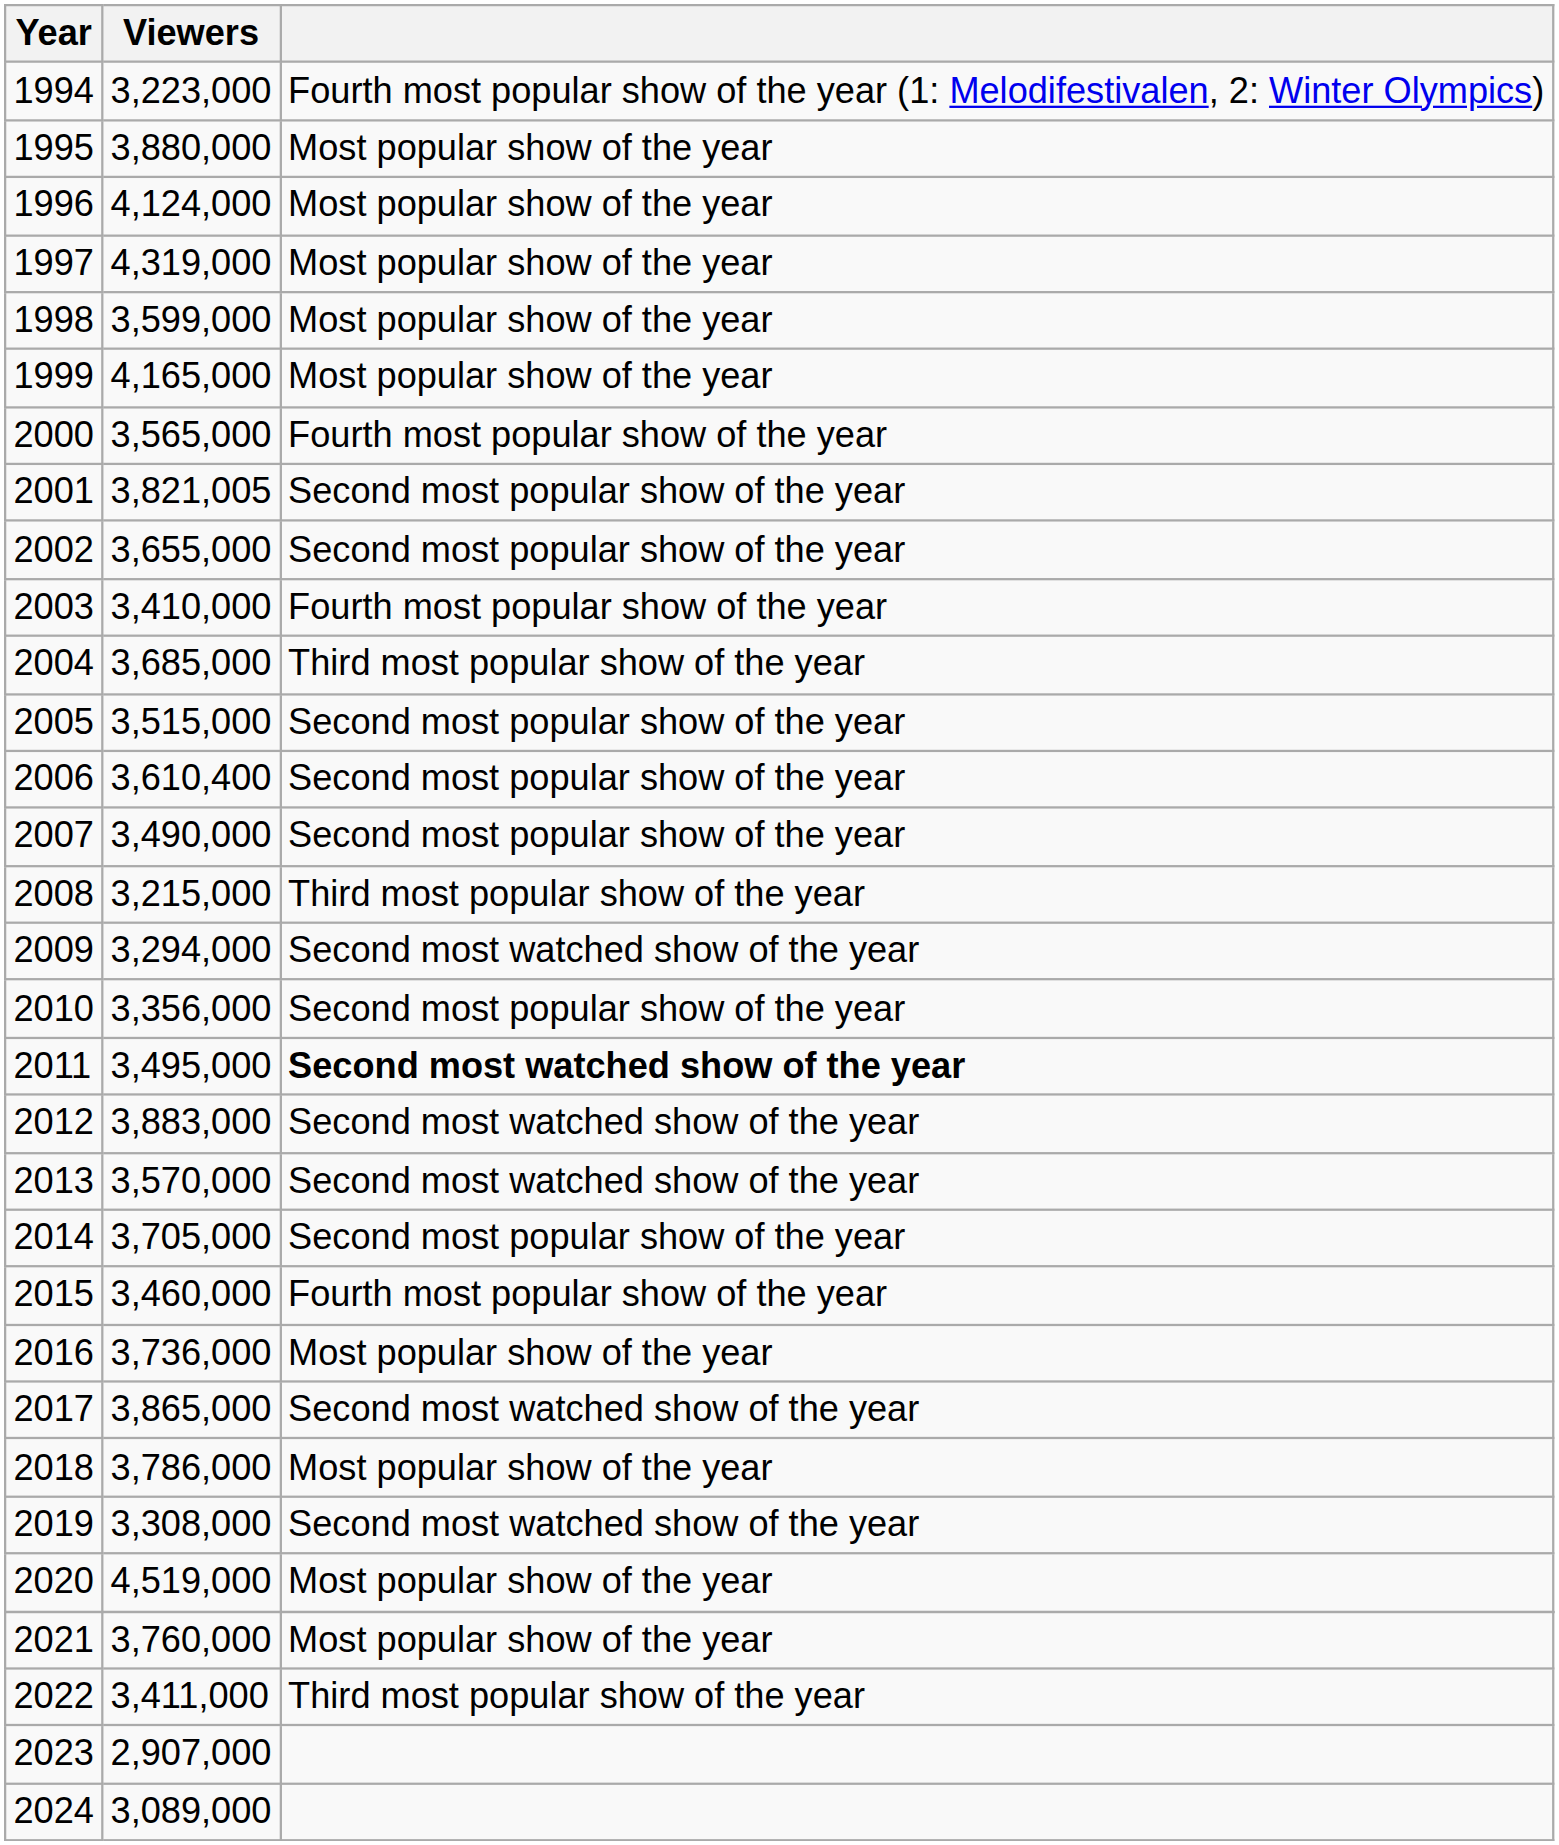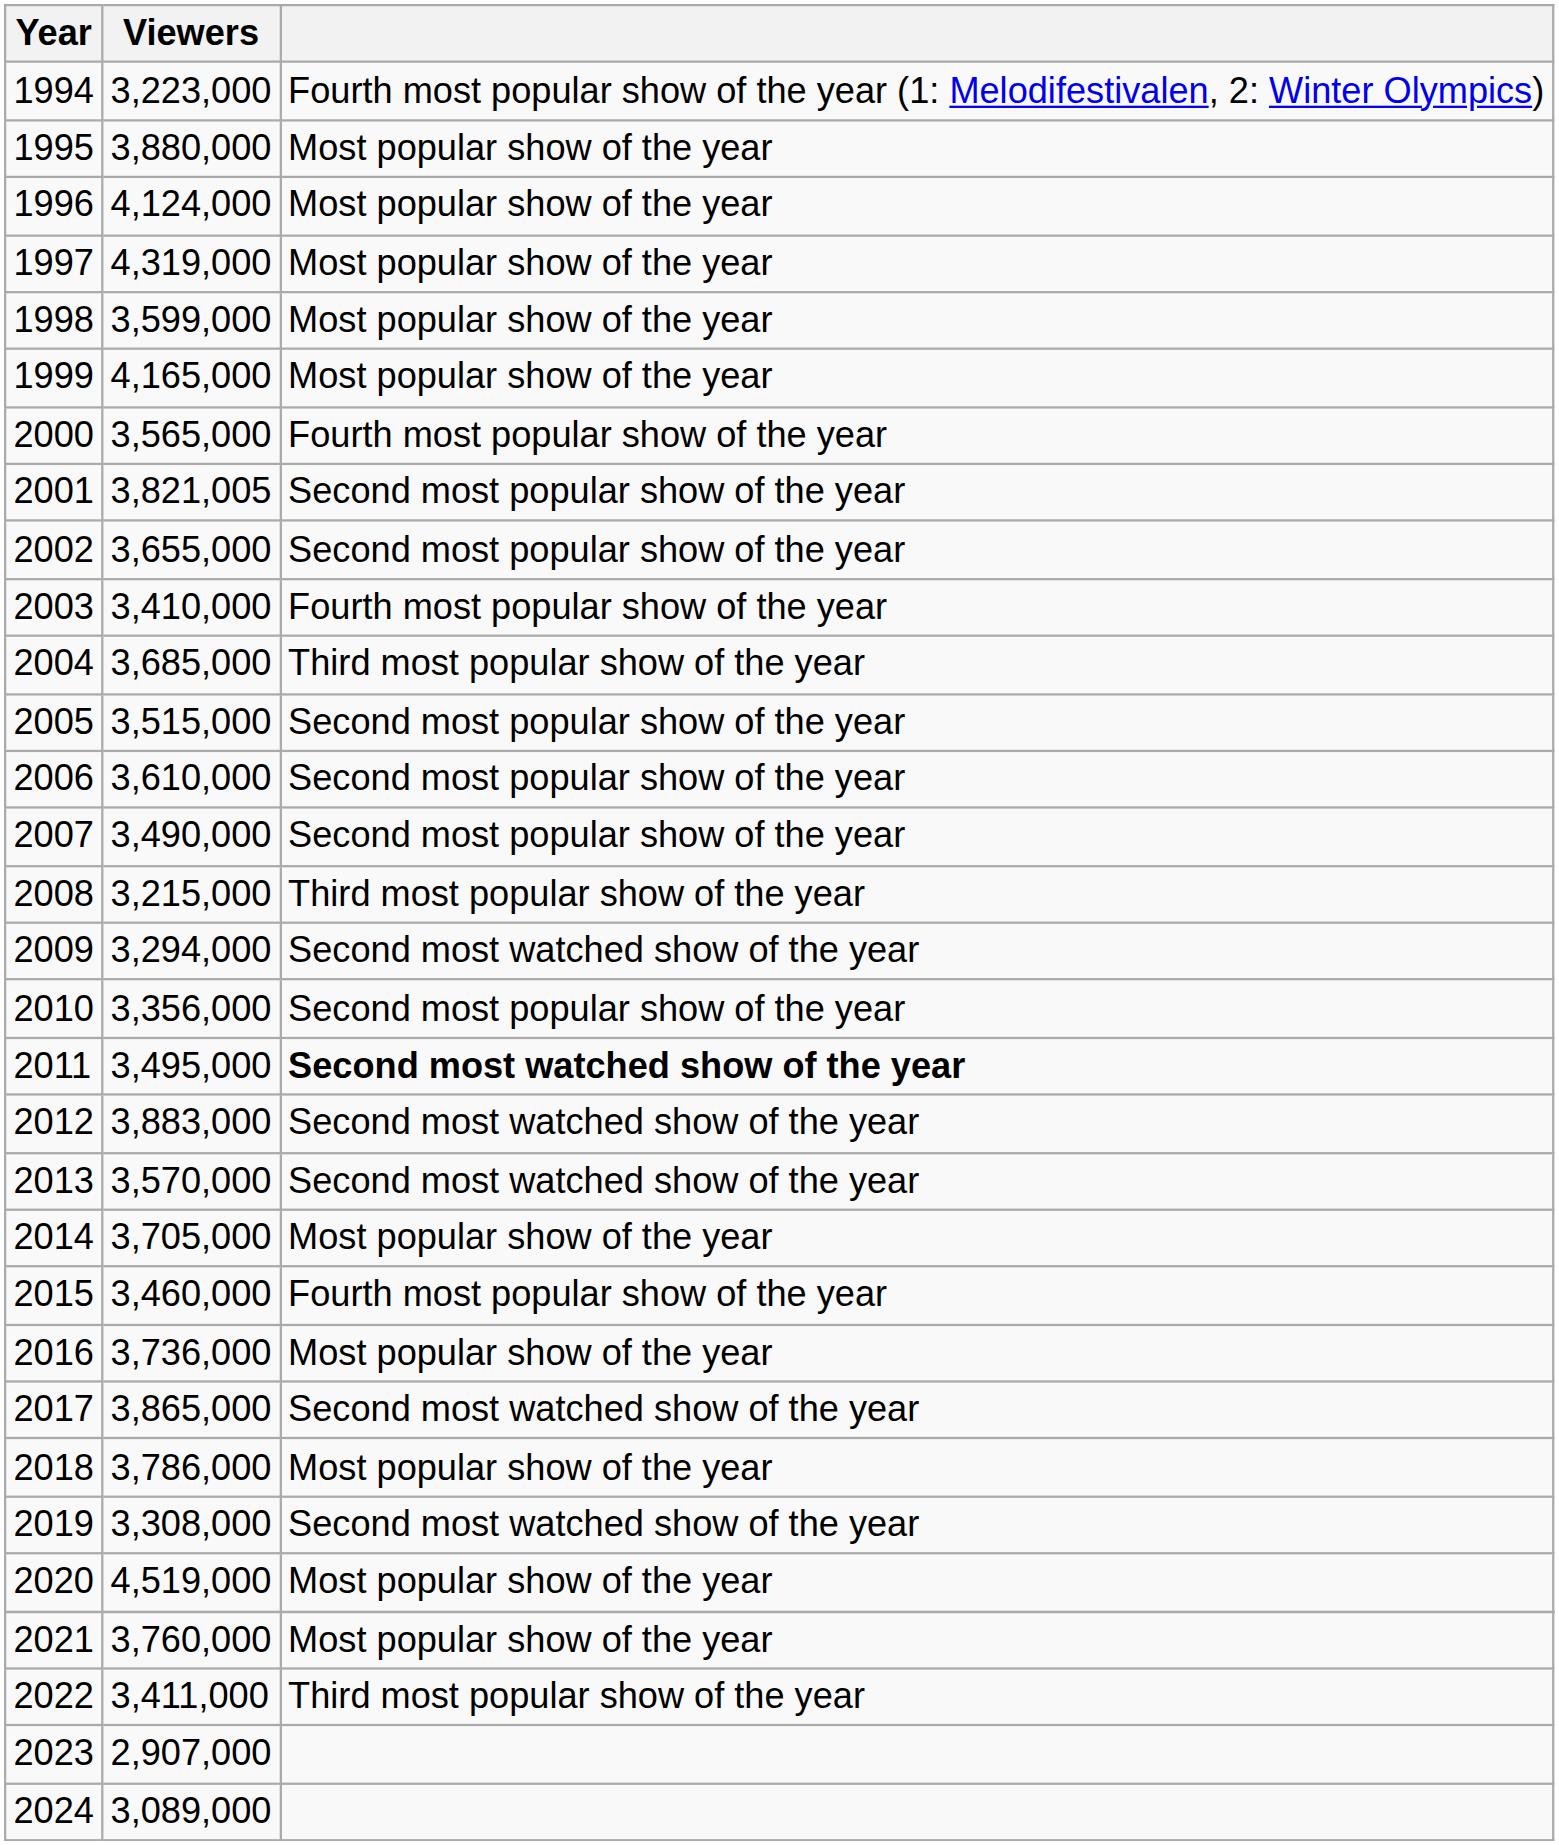(191, 778) 3,610,400 -> (191, 778) 3,610,000
(597, 1237) Second most popular show of the year -> (530, 1237) Most popular show of the year
